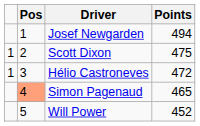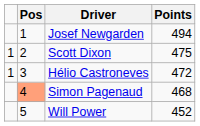(182, 92) 465 -> (182, 92) 468
